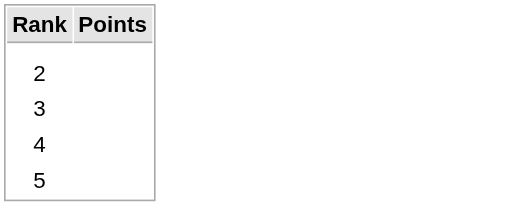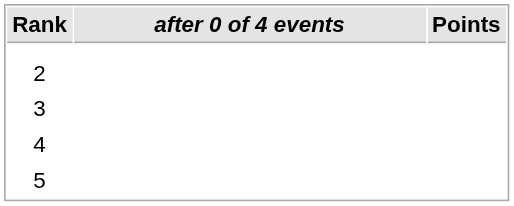+ column: (250, 24)
